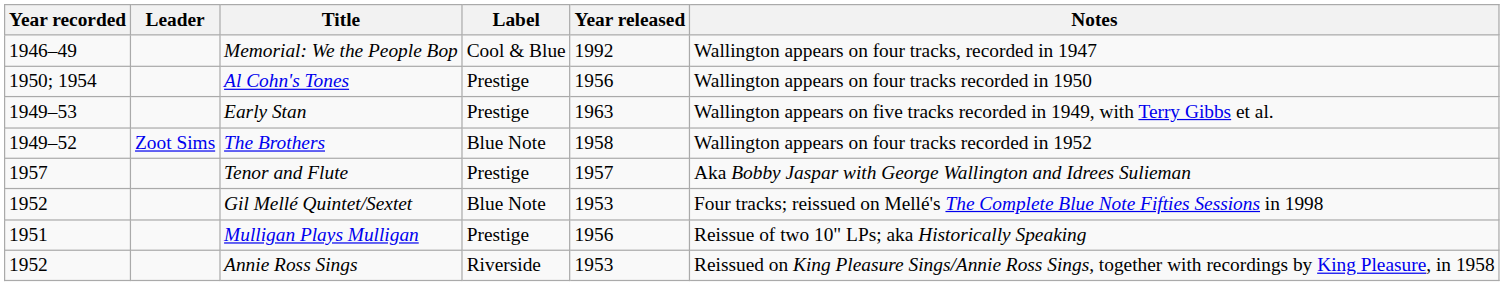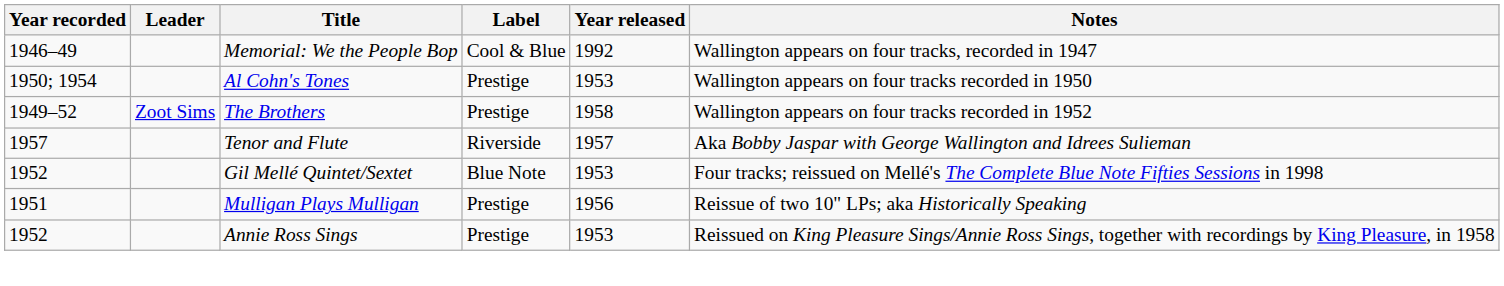(594, 81) 1956 -> (594, 81) 1953
- row: (265, 111)
(506, 142) Blue Note -> (498, 111) Prestige
(498, 173) Prestige -> (504, 142) Riverside
(504, 265) Riverside -> (498, 234) Prestige
